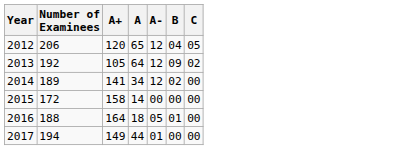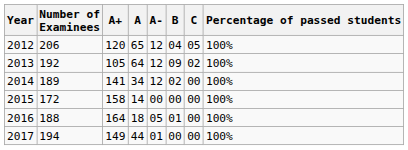+ column: (304, 20)
